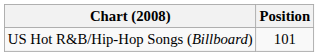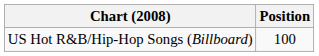(285, 39) 101 -> (285, 39) 100
